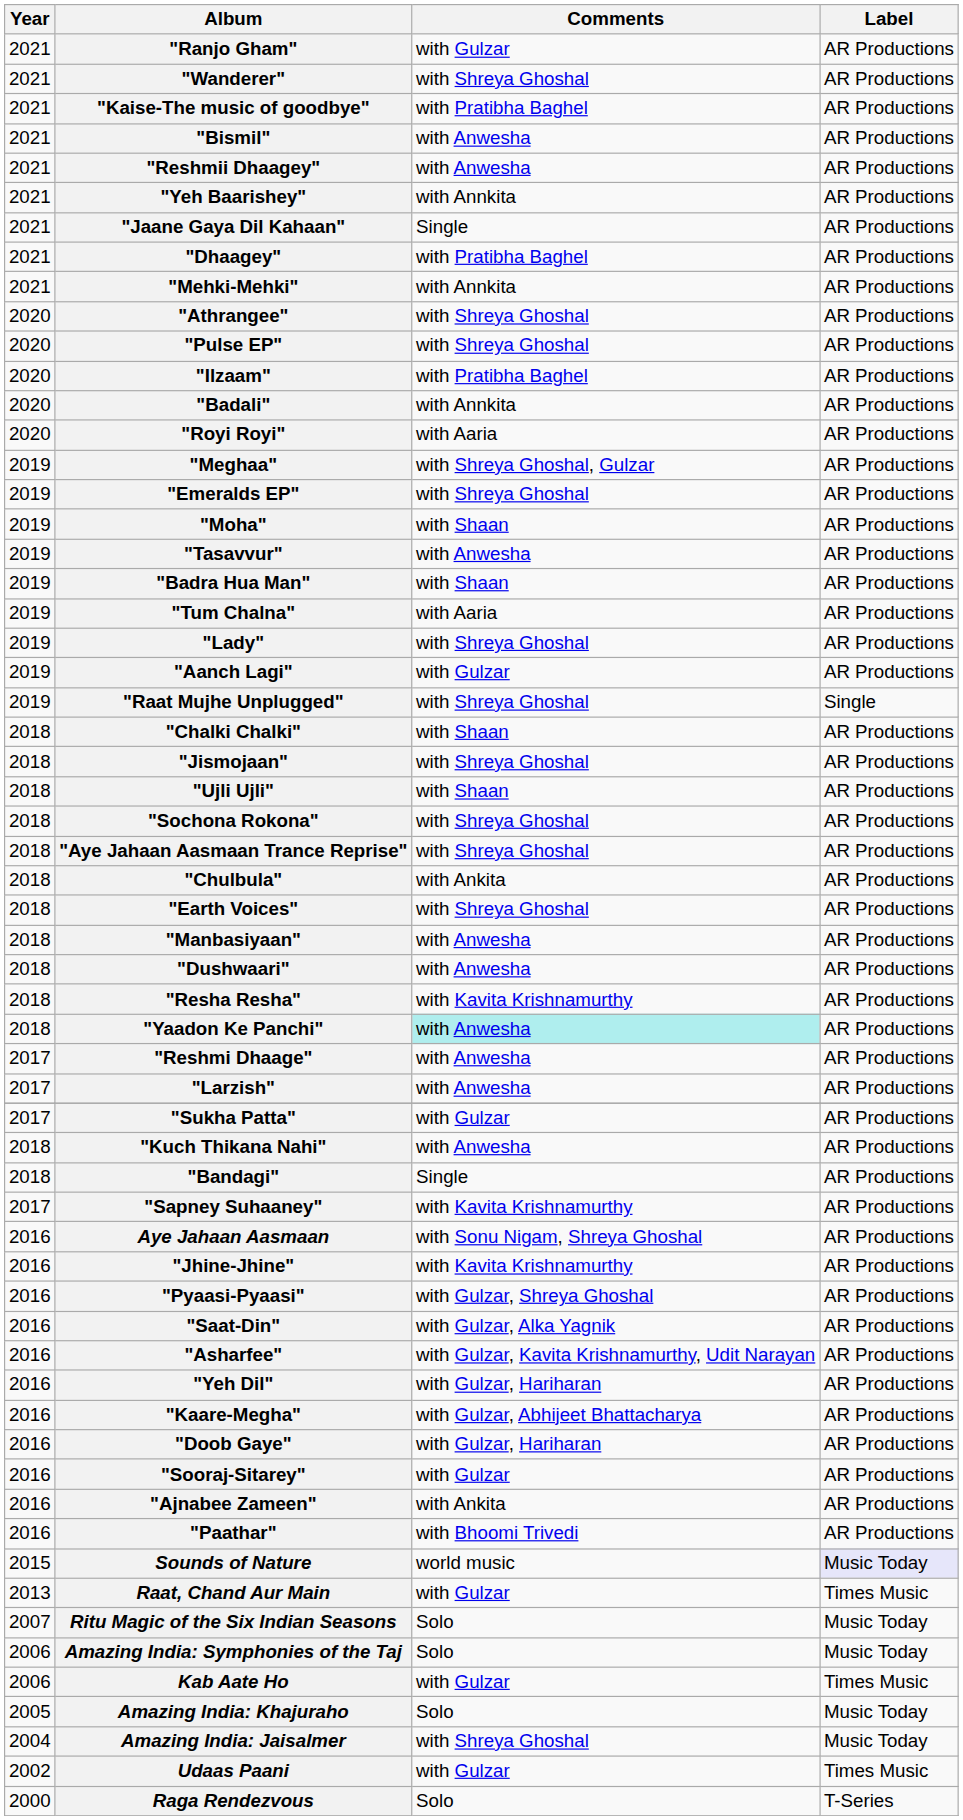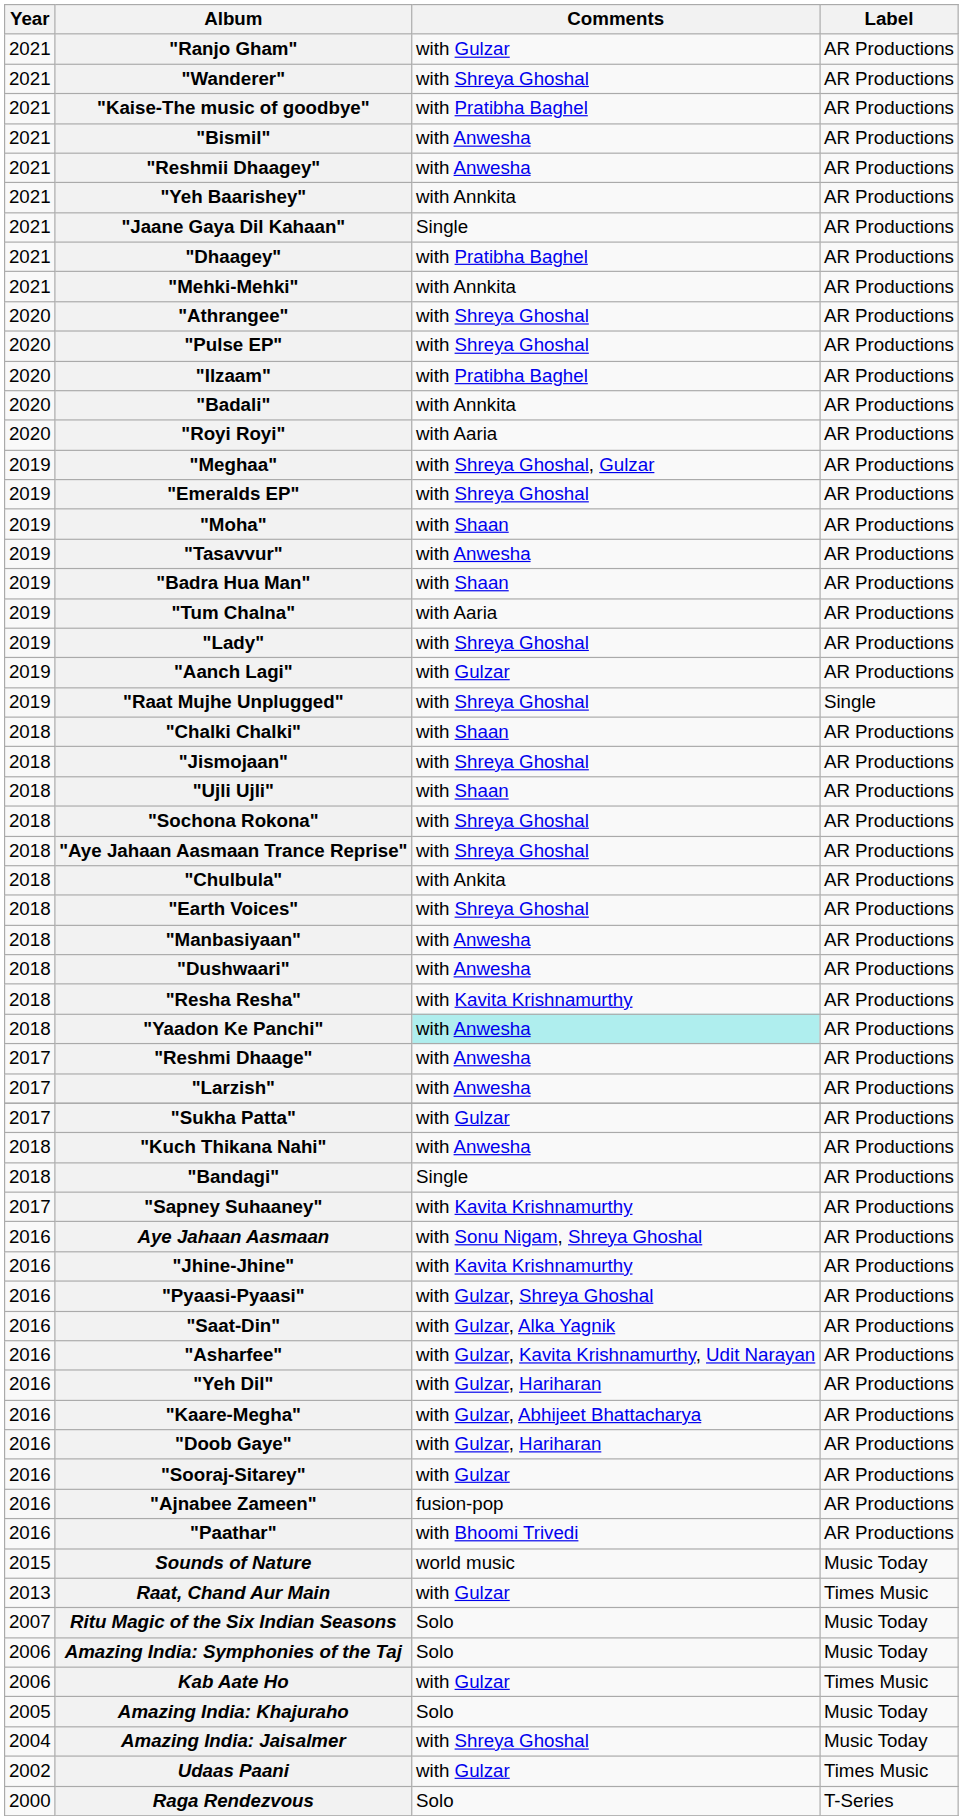(461, 1503) with Ankita -> (460, 1503) fusion-pop
(876, 1563) lavender background -> (876, 1563) no background
